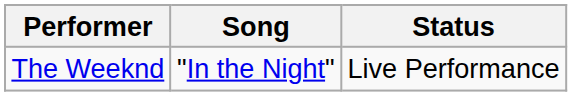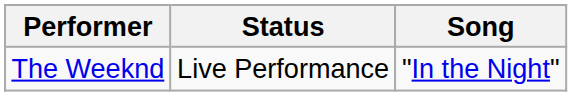columns swapped: (256, 26) <-> (454, 26)
